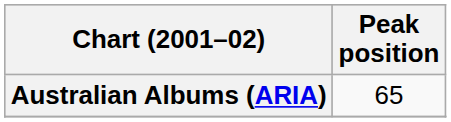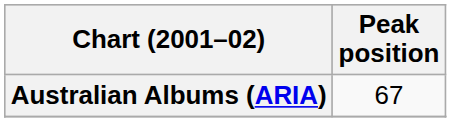(389, 95) 65 -> (389, 95) 67
